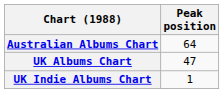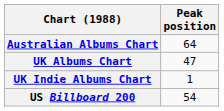+ row: (83, 97)
